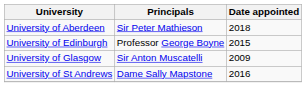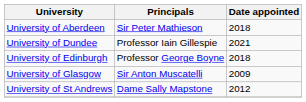+ row: (52, 43)
(240, 43) 2015 -> (240, 58) 2018
(240, 74) 2016 -> (240, 89) 2012
